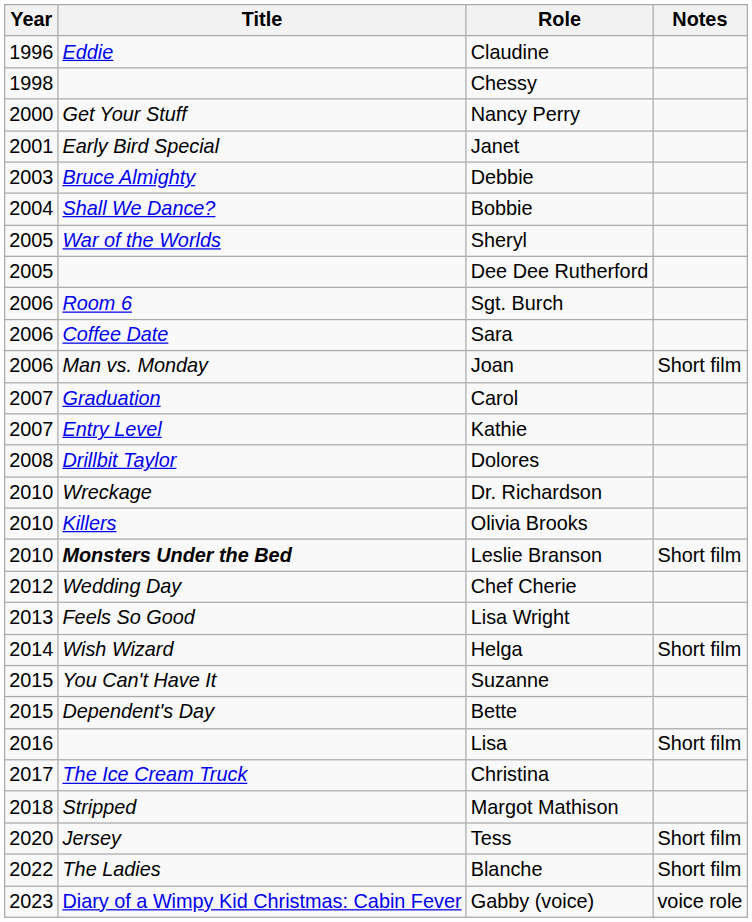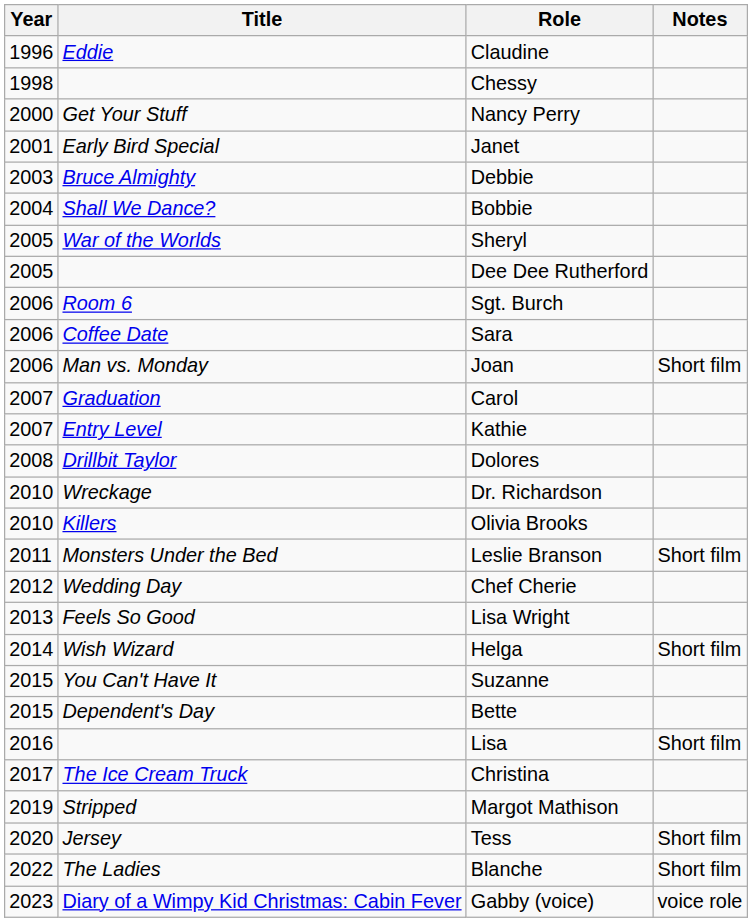(31, 555) 2010 -> (31, 555) 2011
(177, 555) bold -> (170, 555) normal
(31, 806) 2018 -> (31, 806) 2019
